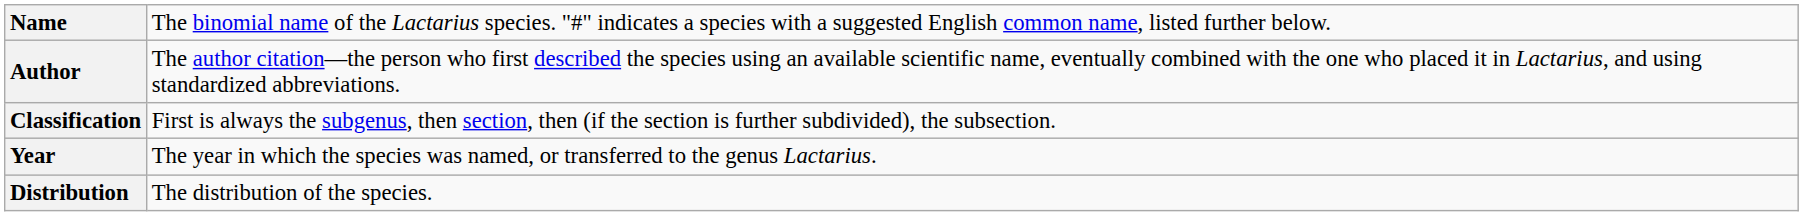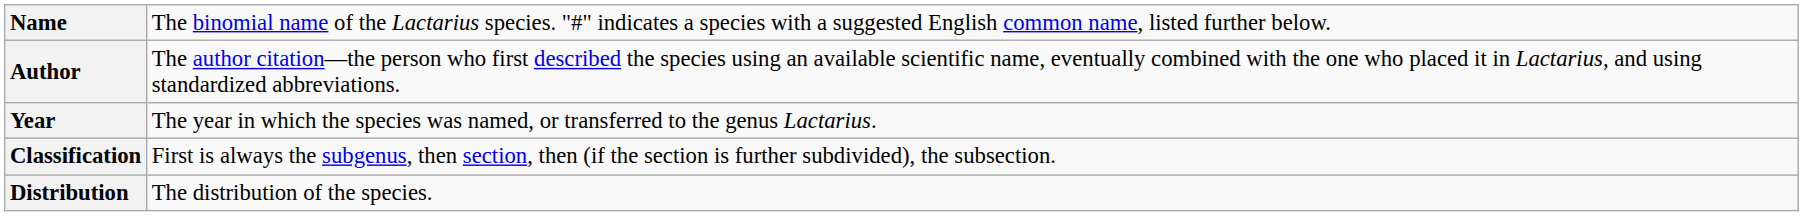rows swapped: (33, 156) <-> (76, 120)
